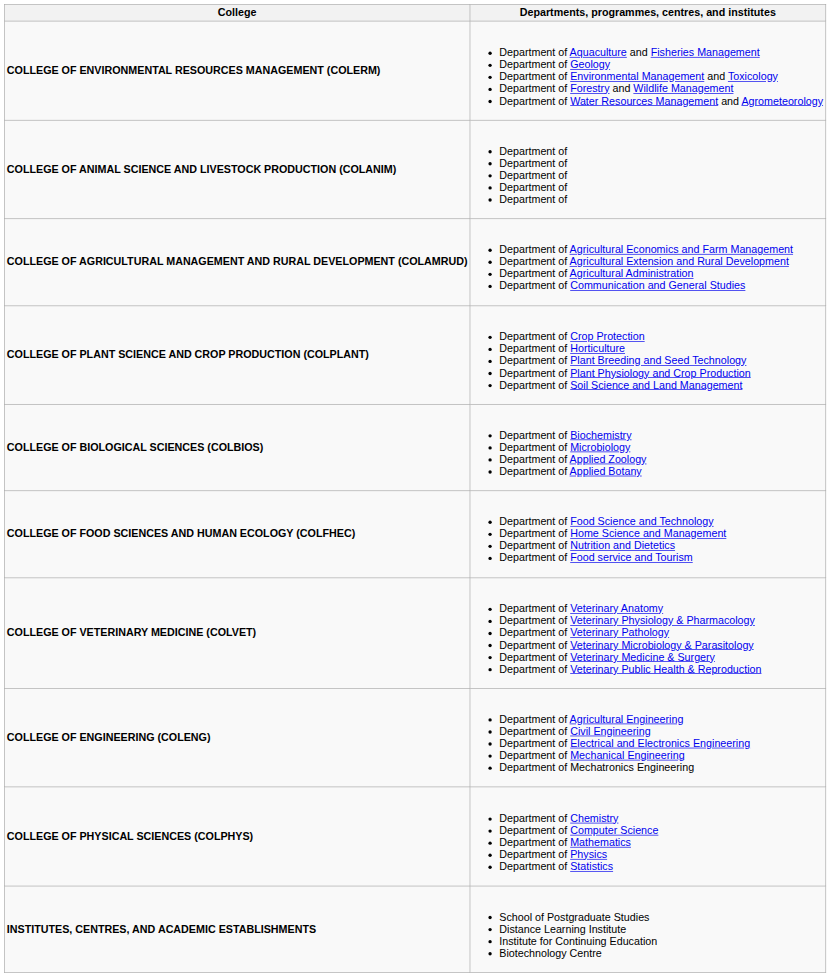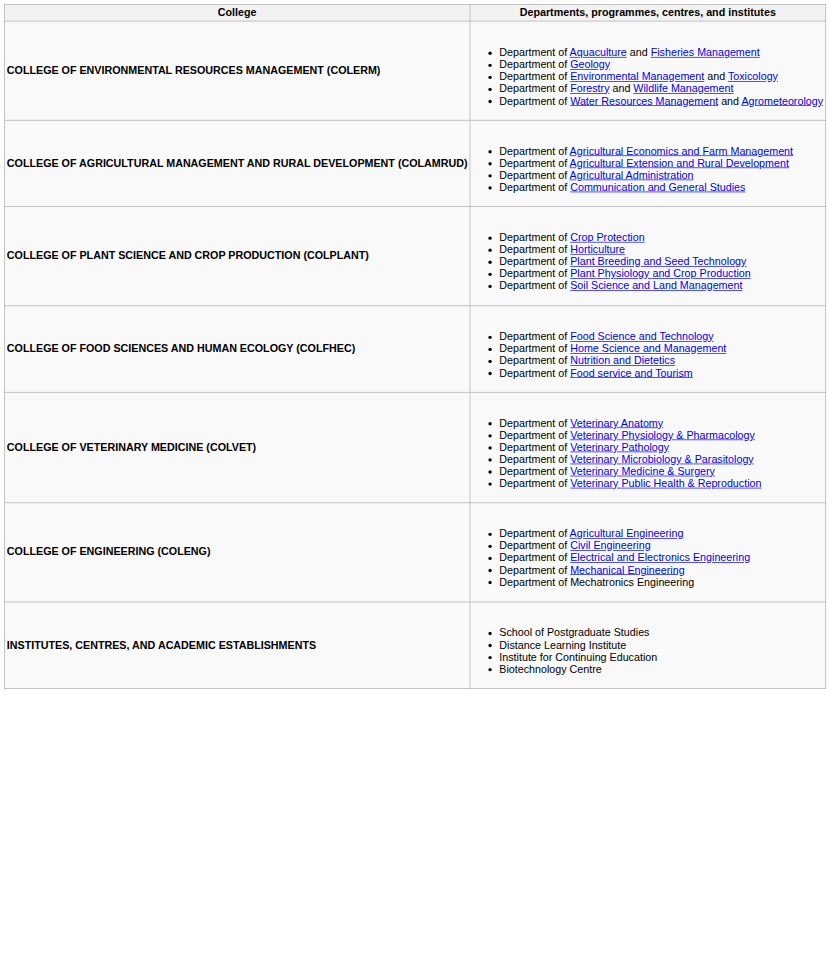- row: (202, 169)
- row: (135, 447)
- row: (130, 836)
